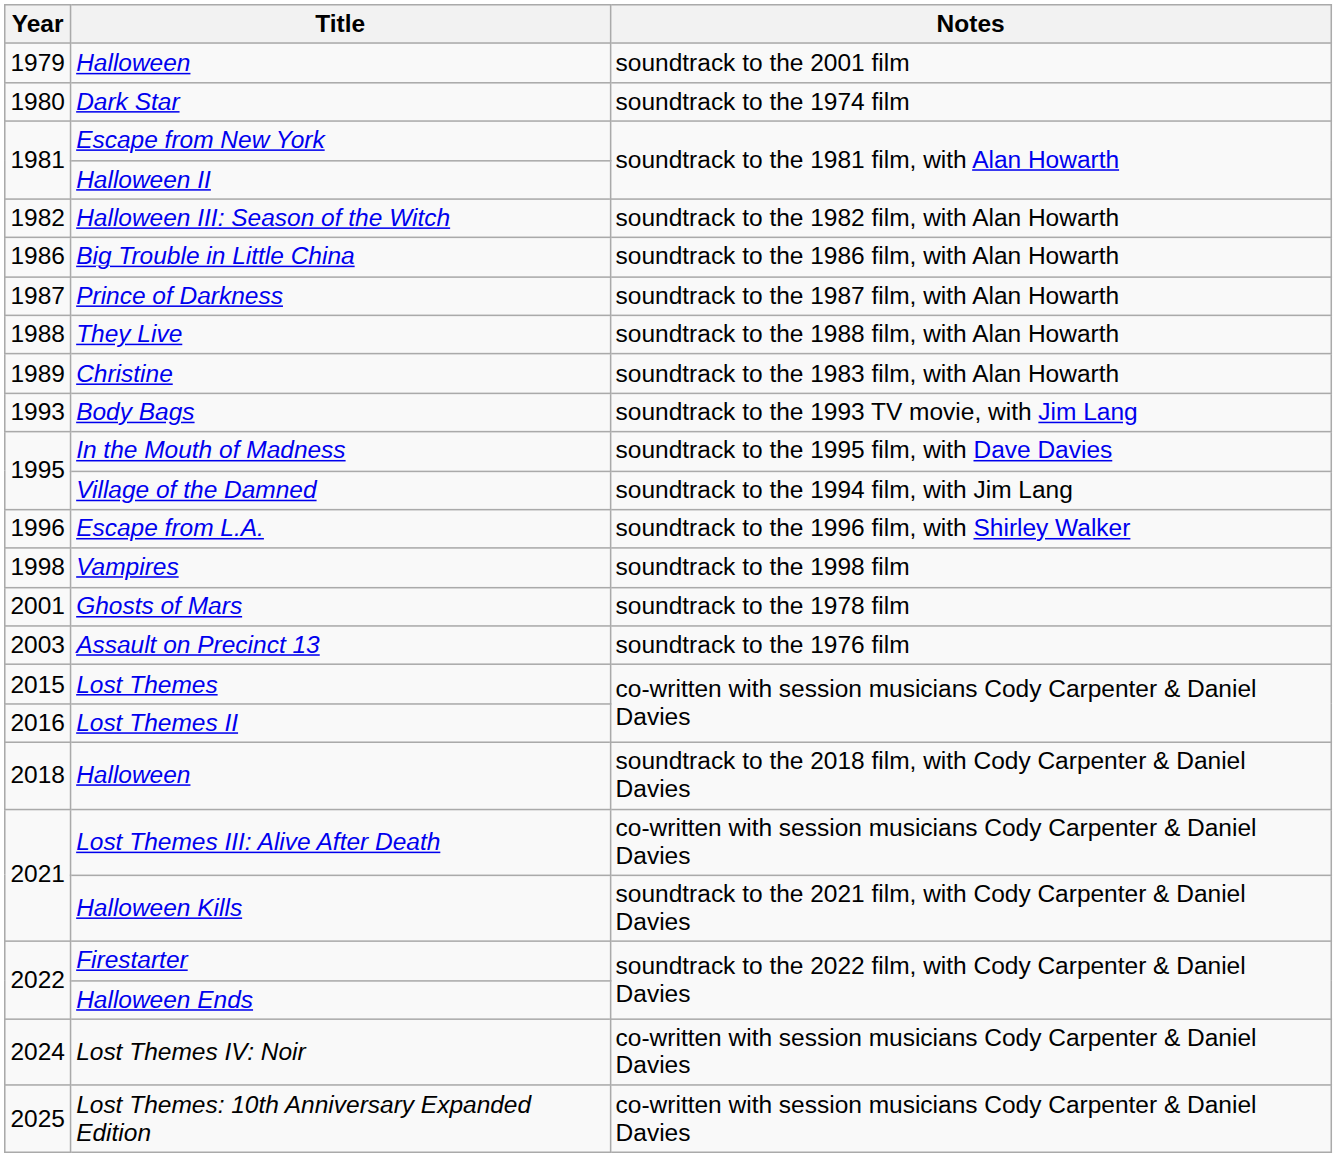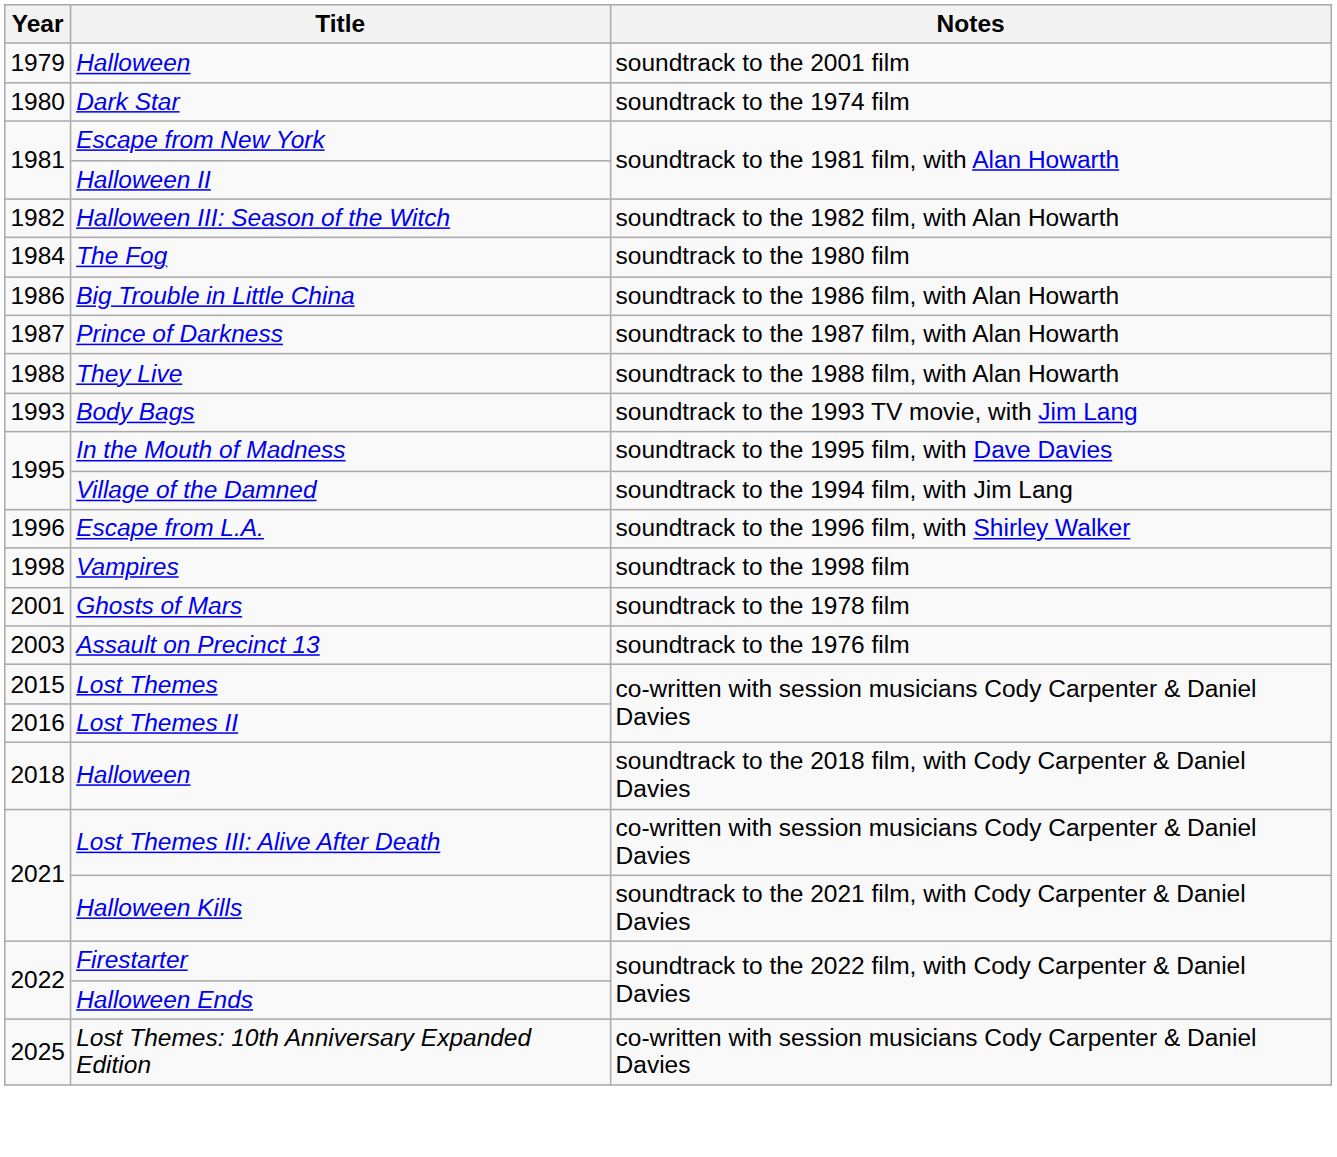+ row: (38, 256)
- row: (38, 373)
- row: (38, 1052)
